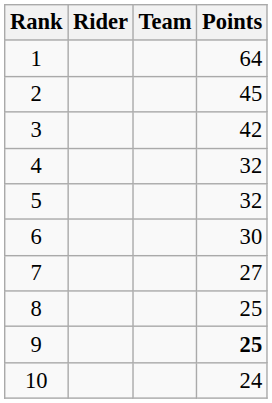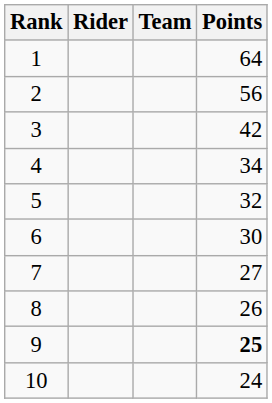(251, 93) 45 -> (251, 93) 56
(251, 165) 32 -> (251, 165) 34
(251, 308) 25 -> (251, 308) 26
